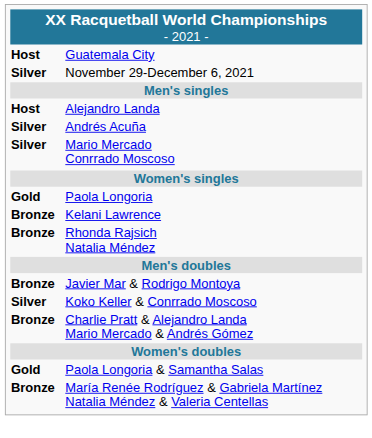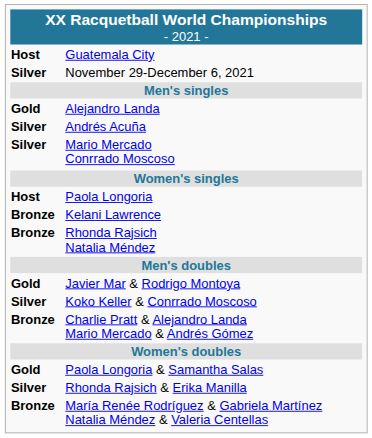(25, 108) Host -> (26, 108) Gold
(26, 196) Gold -> (25, 196) Host
(33, 283) Bronze -> (26, 283) Gold
+ row: (156, 387)
